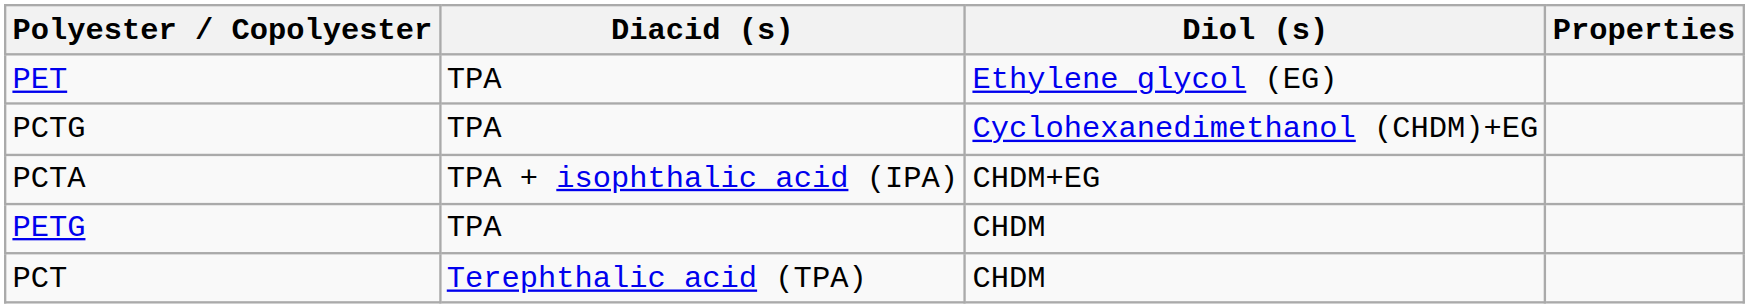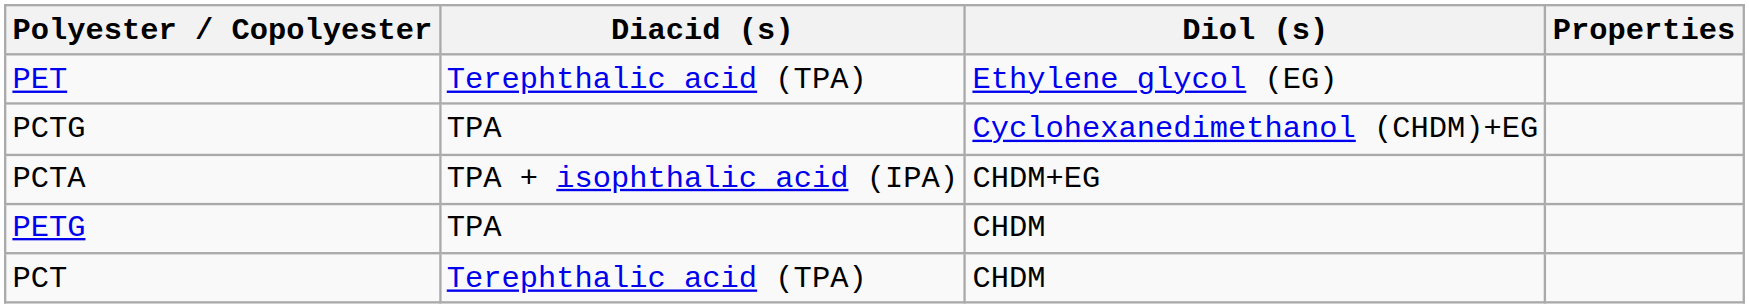(474, 80) TPA -> (657, 80) Terephthalic acid (TPA)
